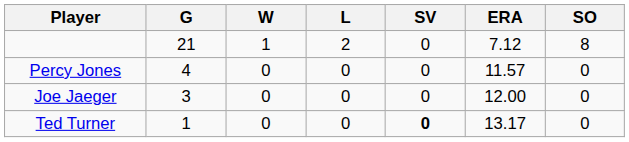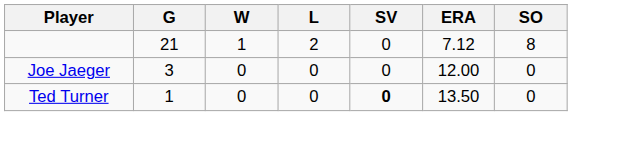- row: (75, 70)
(505, 123) 13.17 -> (458, 96) 13.50
